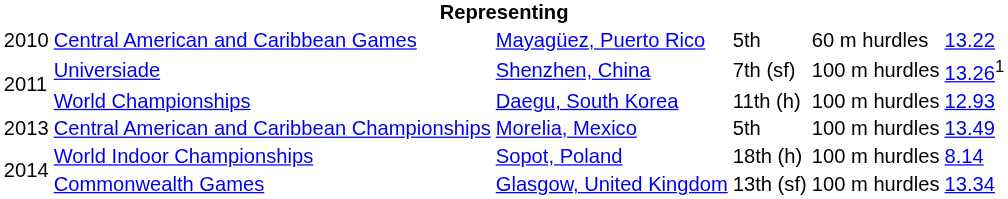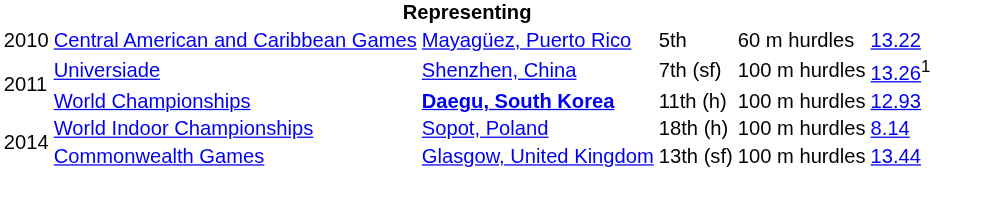(587, 101) normal -> (518, 101) bold
- row: (272, 129)
(970, 184) 13.34 -> (896, 157) 13.44
